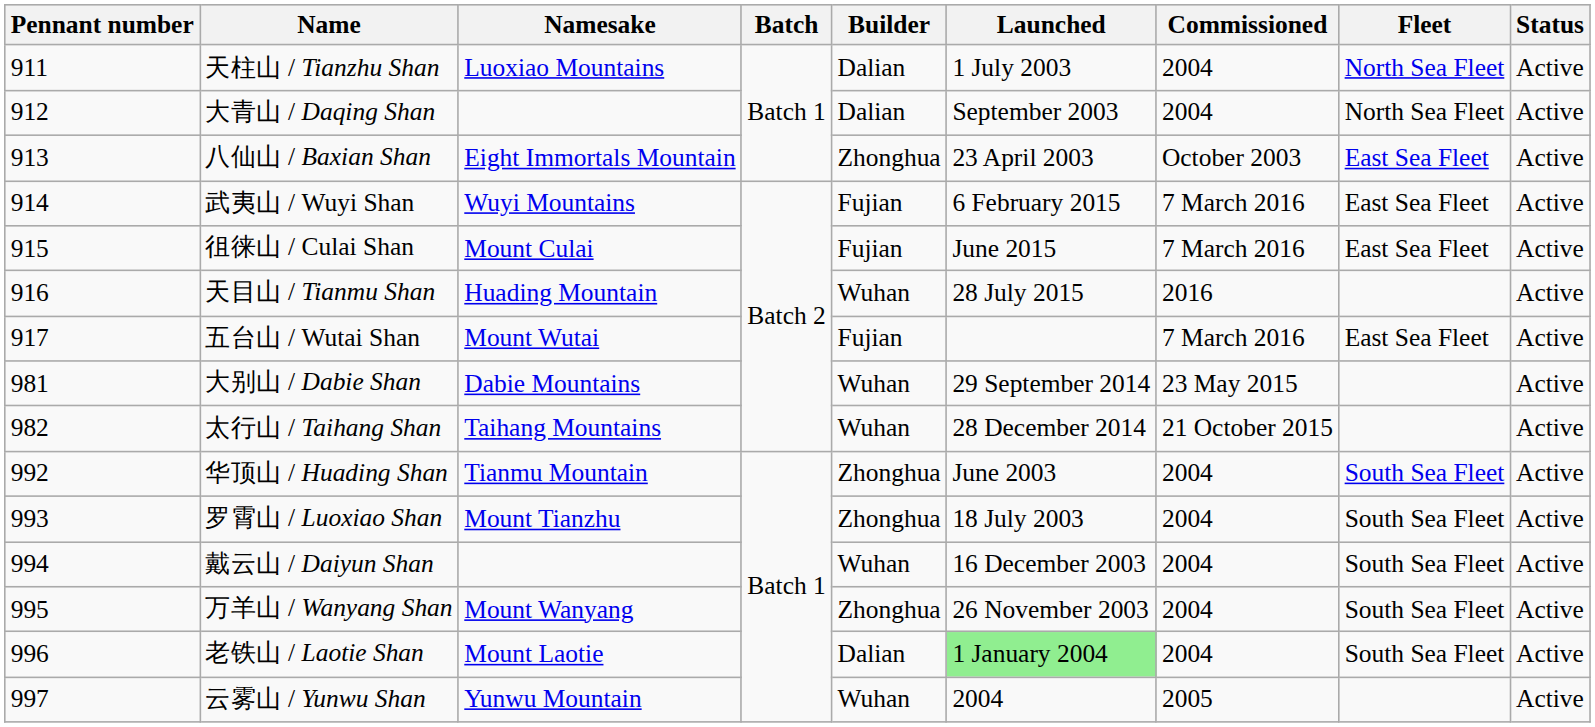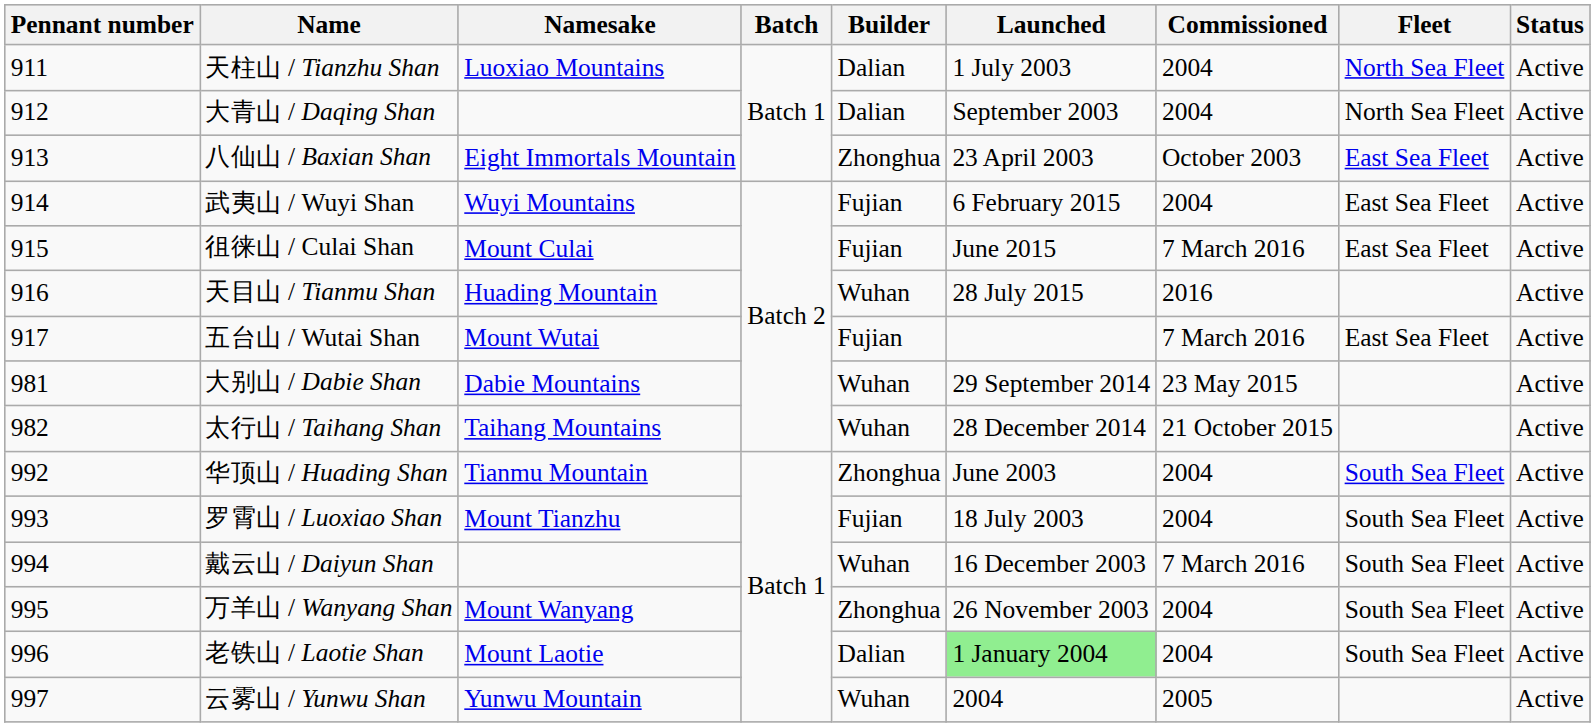(1233, 202) 7 March 2016 -> (1187, 202) 2004
(889, 518) Zhonghua -> (870, 518) Fujian
(1187, 563) 2004 -> (1233, 563) 7 March 2016
